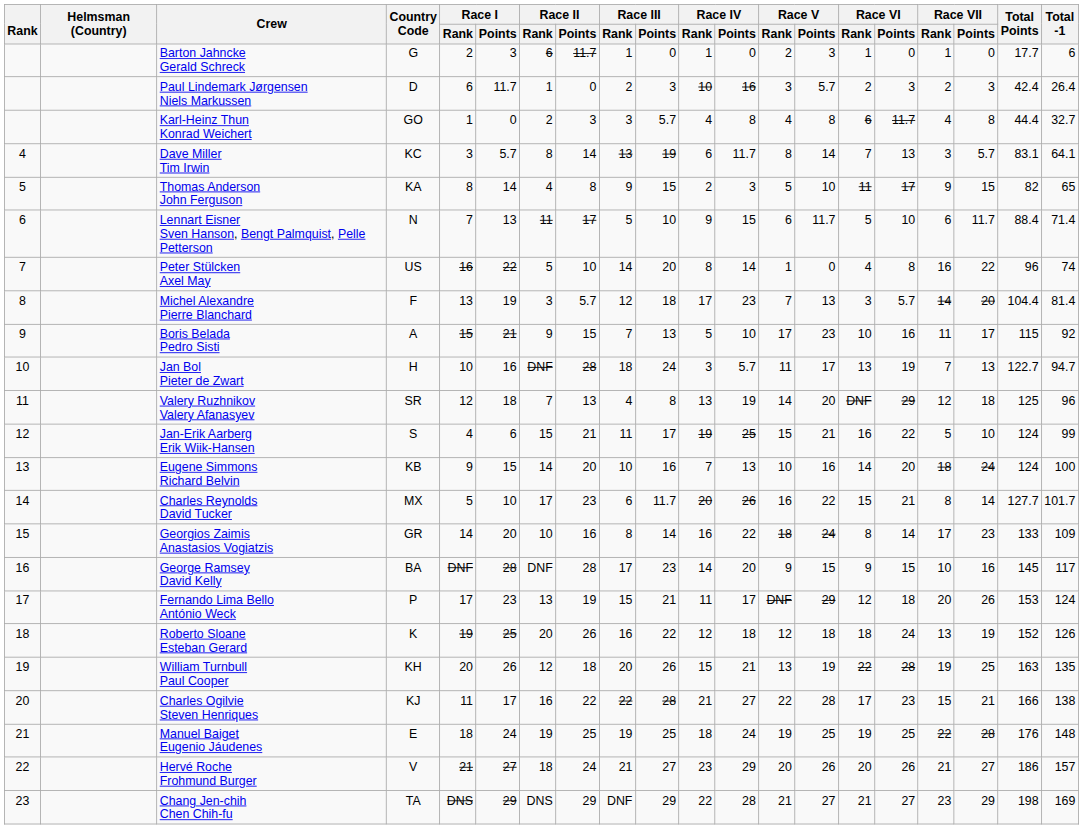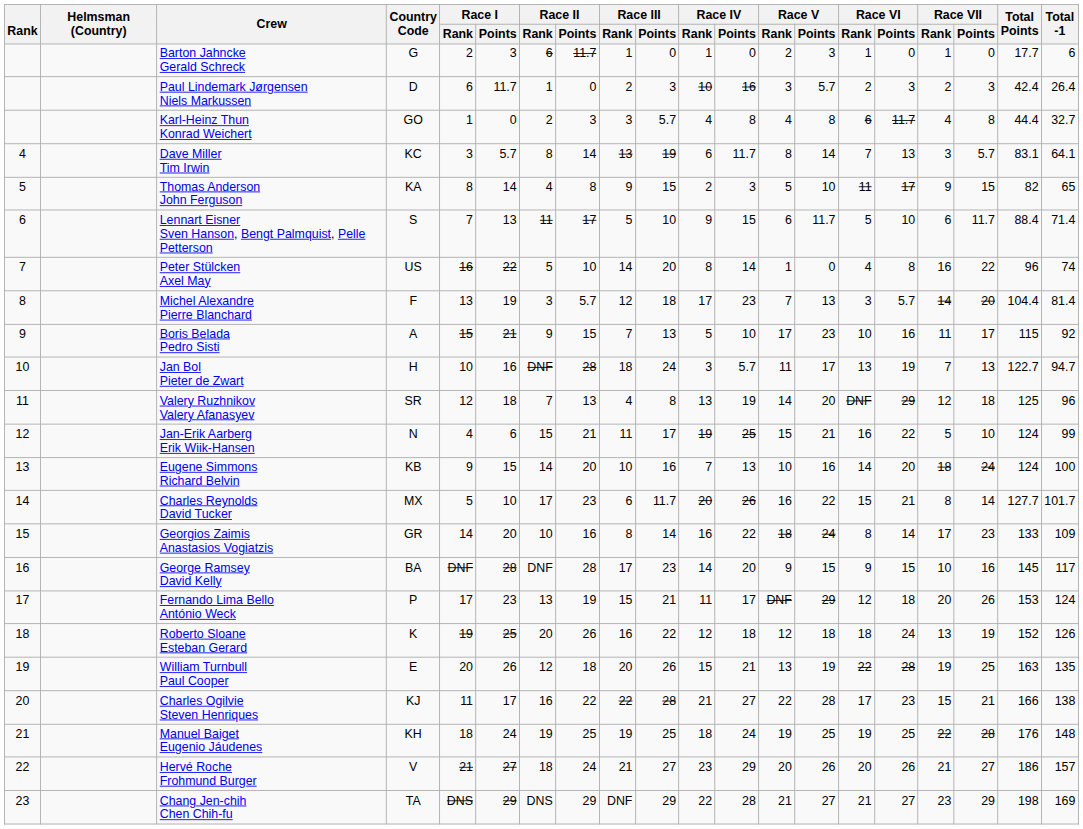(413, 220) N -> (413, 220) S
(413, 434) S -> (413, 434) N
(413, 667) KH -> (413, 667) E
(413, 734) E -> (413, 734) KH
